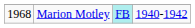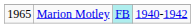(19, 14) 1968 -> (19, 14) 1965
